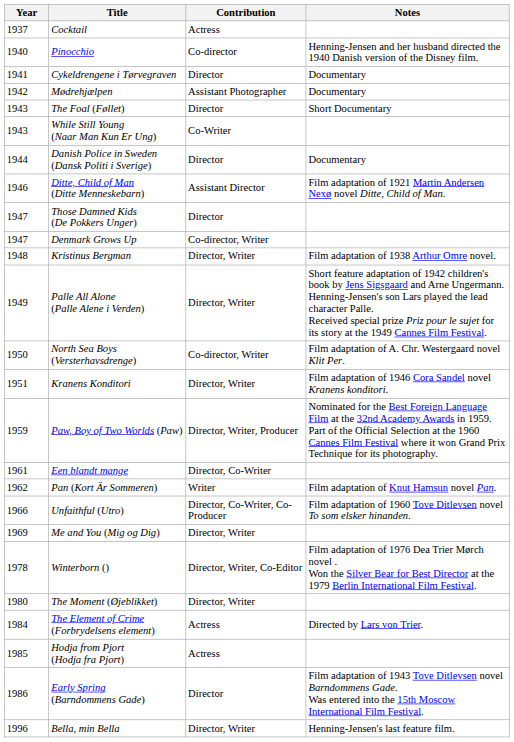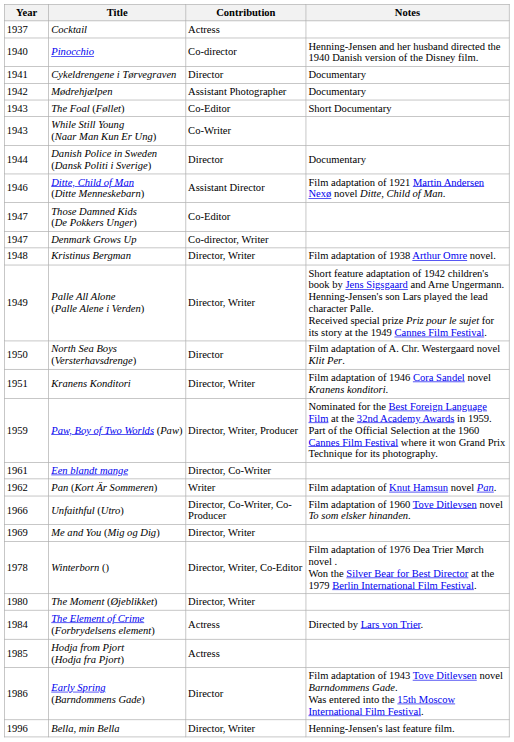(206, 108) Director -> (209, 108) Co-Editor
(206, 217) Director -> (209, 217) Co-Editor
(228, 355) Co-director, Writer -> (206, 355) Director
